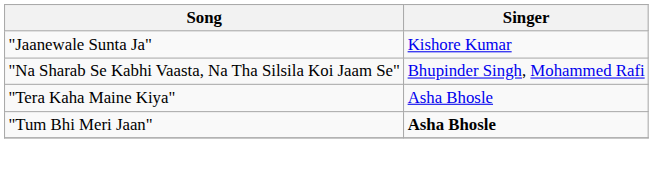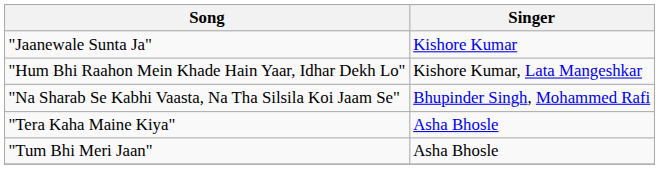+ row: (207, 71)
(452, 124) bold -> (456, 151) normal
